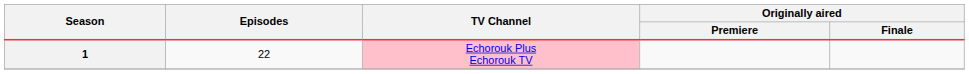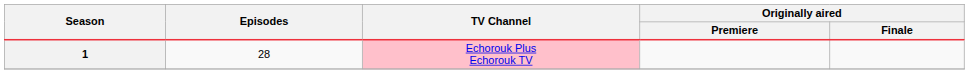(264, 55) 22 -> (264, 55) 28
